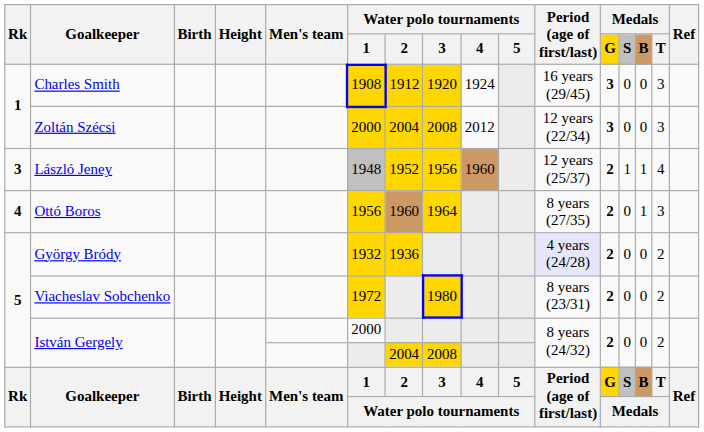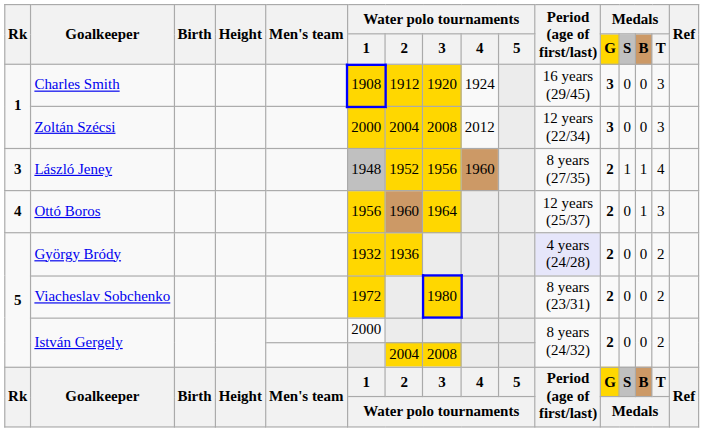(568, 169) 12 years (25/37) -> (568, 169) 8 years (27/35)
(568, 211) 8 years (27/35) -> (568, 211) 12 years (25/37)
